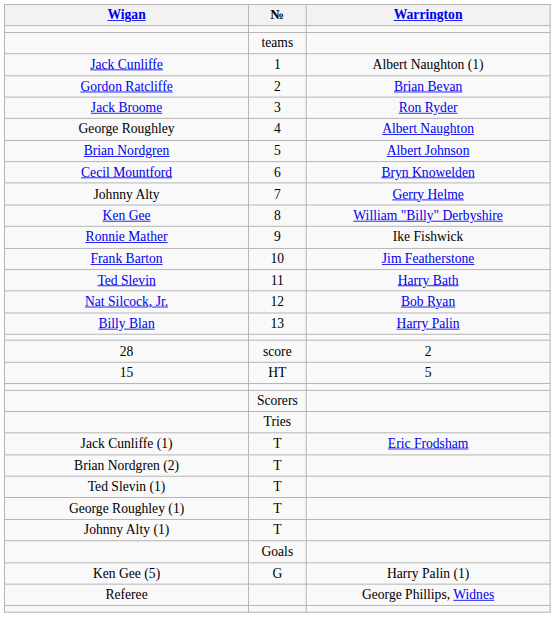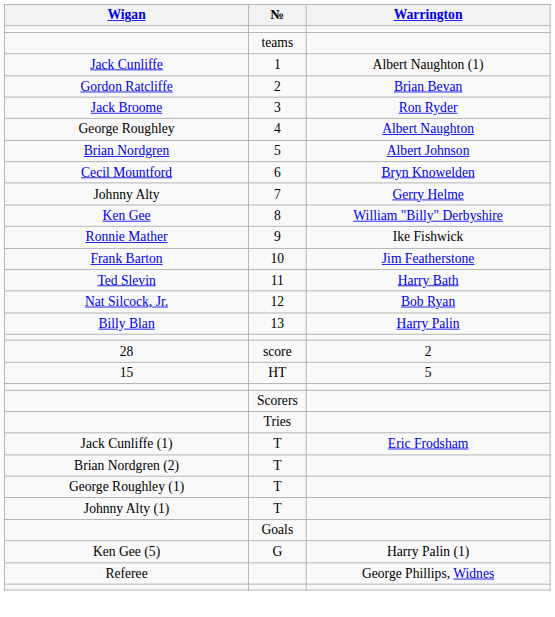- row: (127, 487)
